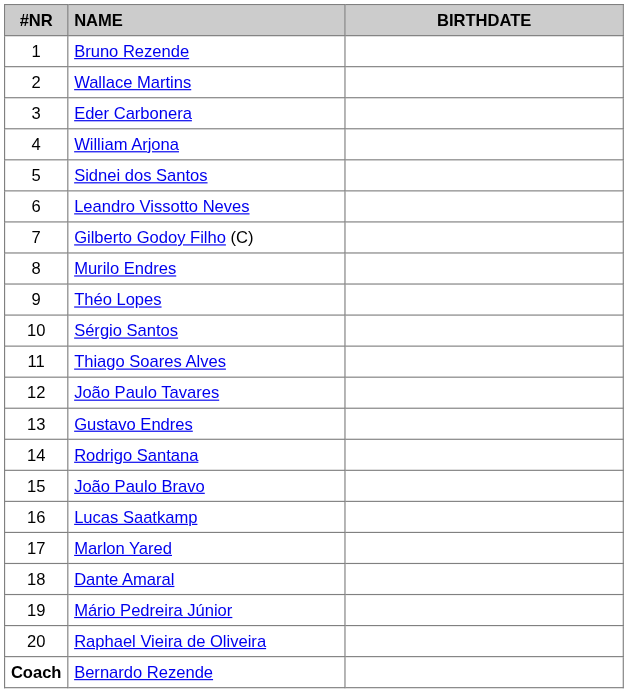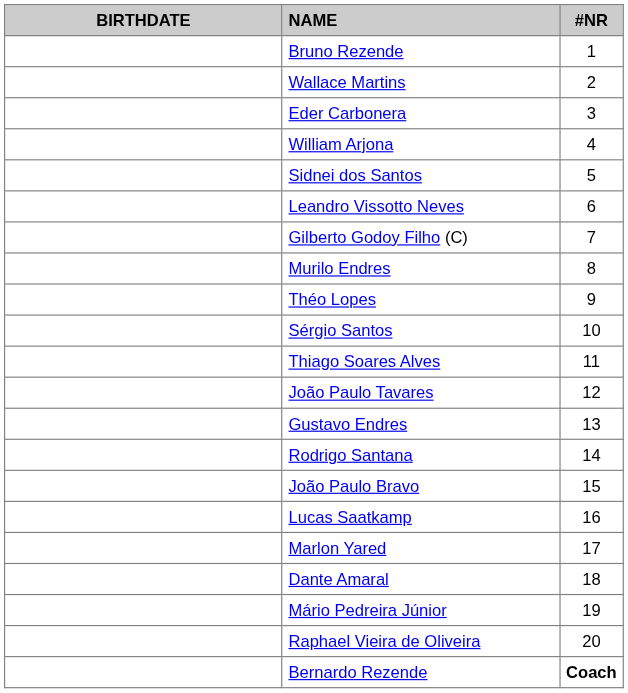columns swapped: (36, 20) <-> (484, 20)
